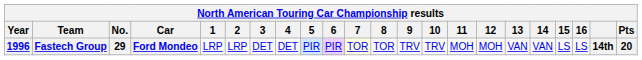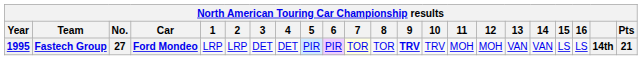(18, 46) 1996 -> (18, 46) 1995
(120, 46) 29 -> (120, 46) 27
(410, 46) normal -> (410, 46) bold
(626, 46) 20 -> (626, 46) 21
